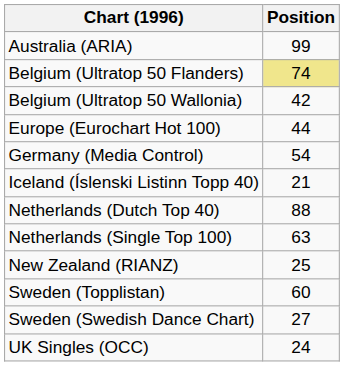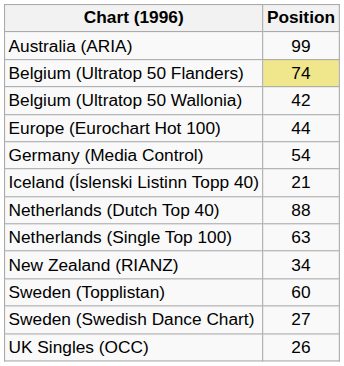(301, 264) 25 -> (301, 264) 34
(301, 347) 24 -> (301, 347) 26
